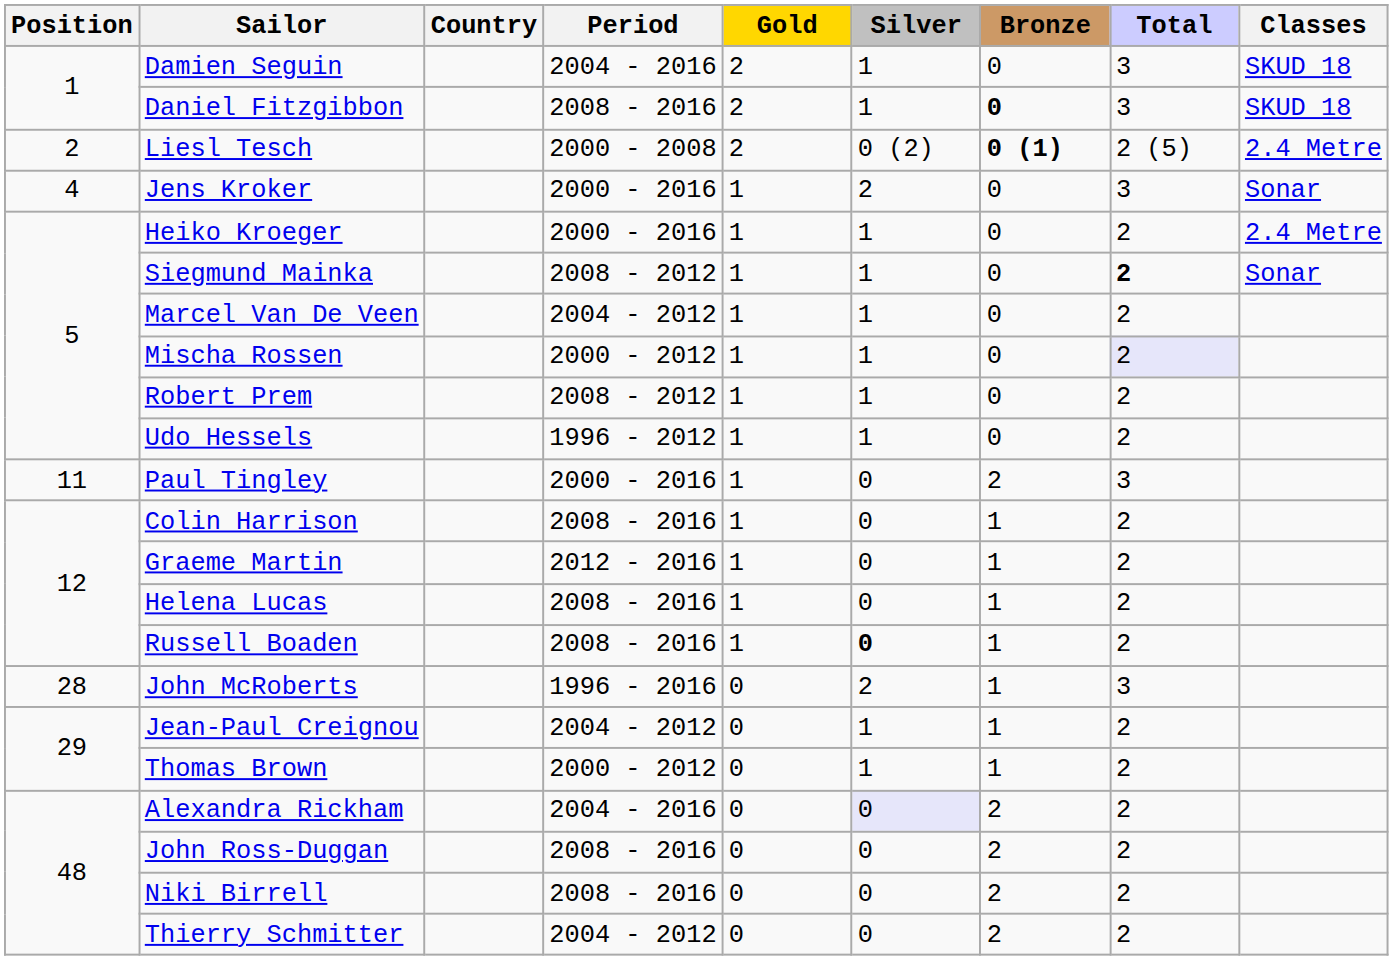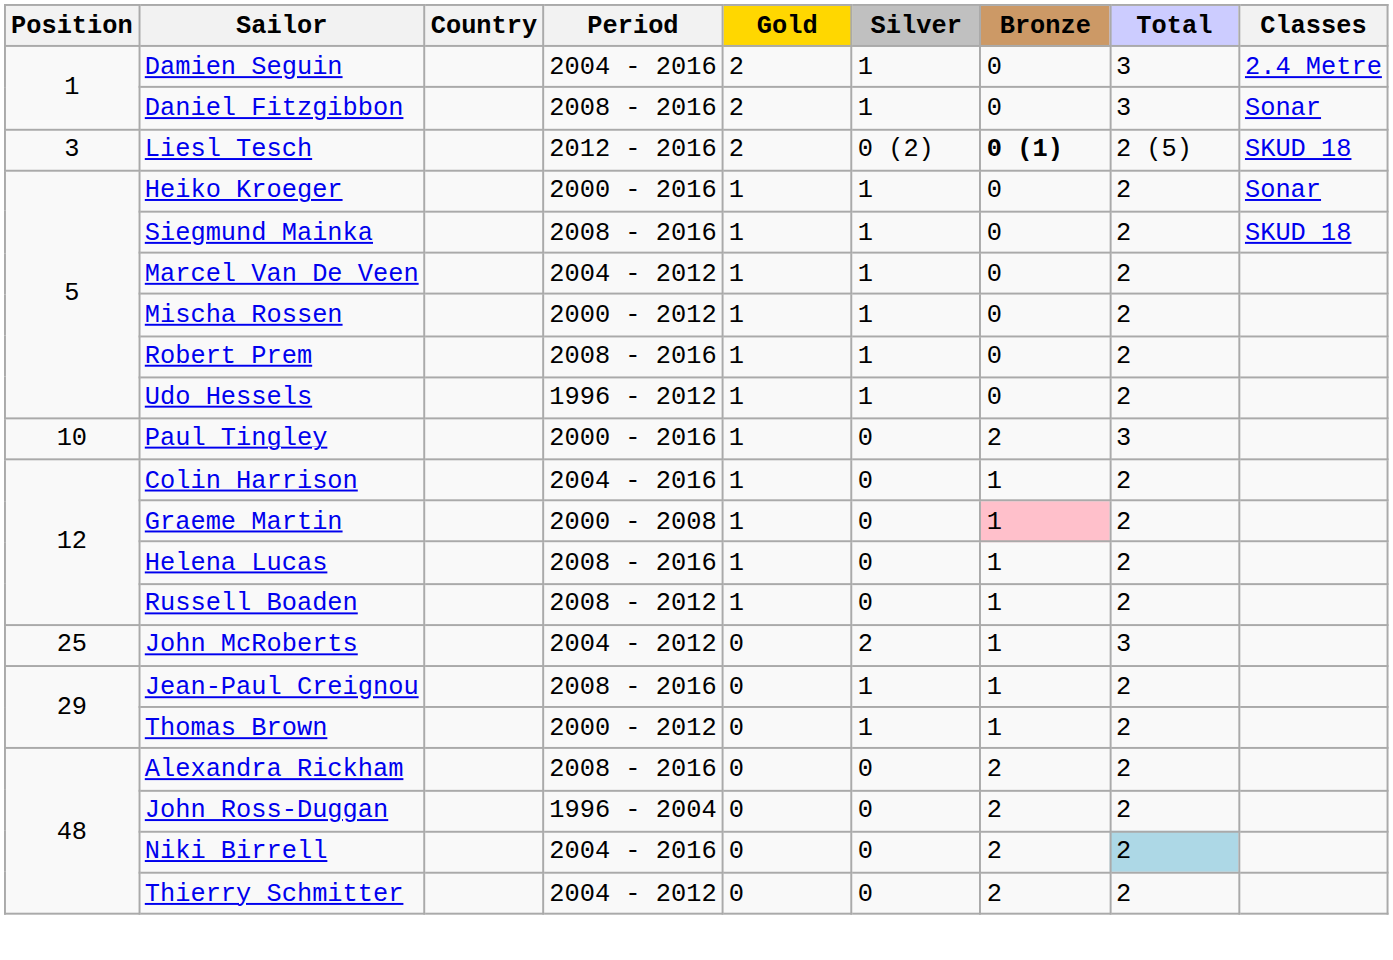(1298, 67) SKUD 18 -> (1313, 67) 2.4 Metre
(994, 108) bold -> (994, 108) normal
(1298, 108) SKUD 18 -> (1283, 108) Sonar
(72, 150) 2 -> (72, 150) 3
(633, 150) 2000 - 2008 -> (633, 150) 2012 - 2016
(1313, 150) 2.4 Metre -> (1298, 150) SKUD 18
- row: (228, 191)
(1313, 232) 2.4 Metre -> (1283, 191) Sonar
(633, 274) 2008 - 2012 -> (633, 232) 2008 - 2016
(1124, 274) bold -> (1124, 232) normal
(1283, 274) Sonar -> (1298, 232) SKUD 18
(1124, 356) lavender background -> (1124, 315) no background
(633, 397) 2008 - 2012 -> (633, 356) 2008 - 2016
(72, 480) 11 -> (72, 439) 10
(633, 521) 2008 - 2016 -> (633, 480) 2004 - 2016
(633, 563) 2012 - 2016 -> (633, 521) 2000 - 2008
(994, 563) no background -> (994, 521) pink background
(633, 645) 2008 - 2016 -> (633, 604) 2008 - 2012
(865, 645) bold -> (865, 604) normal
(72, 687) 28 -> (72, 645) 25
(633, 687) 1996 - 2016 -> (633, 645) 2004 - 2012
(633, 728) 2004 - 2012 -> (633, 687) 2008 - 2016
(633, 811) 2004 - 2016 -> (633, 769) 2008 - 2016
(865, 811) lavender background -> (865, 769) no background
(633, 852) 2008 - 2016 -> (633, 811) 1996 - 2004
(633, 893) 2008 - 2016 -> (633, 852) 2004 - 2016
(1124, 893) no background -> (1124, 852) lightblue background
